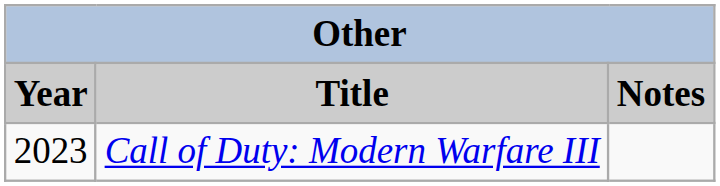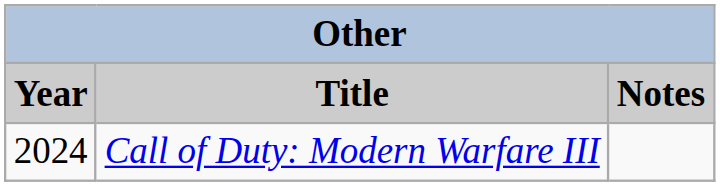(51, 151) 2023 -> (51, 151) 2024
